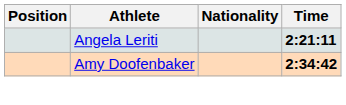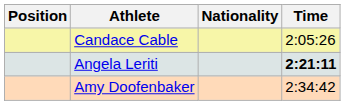+ row: (126, 40)
(311, 64) bold -> (310, 87) normal
